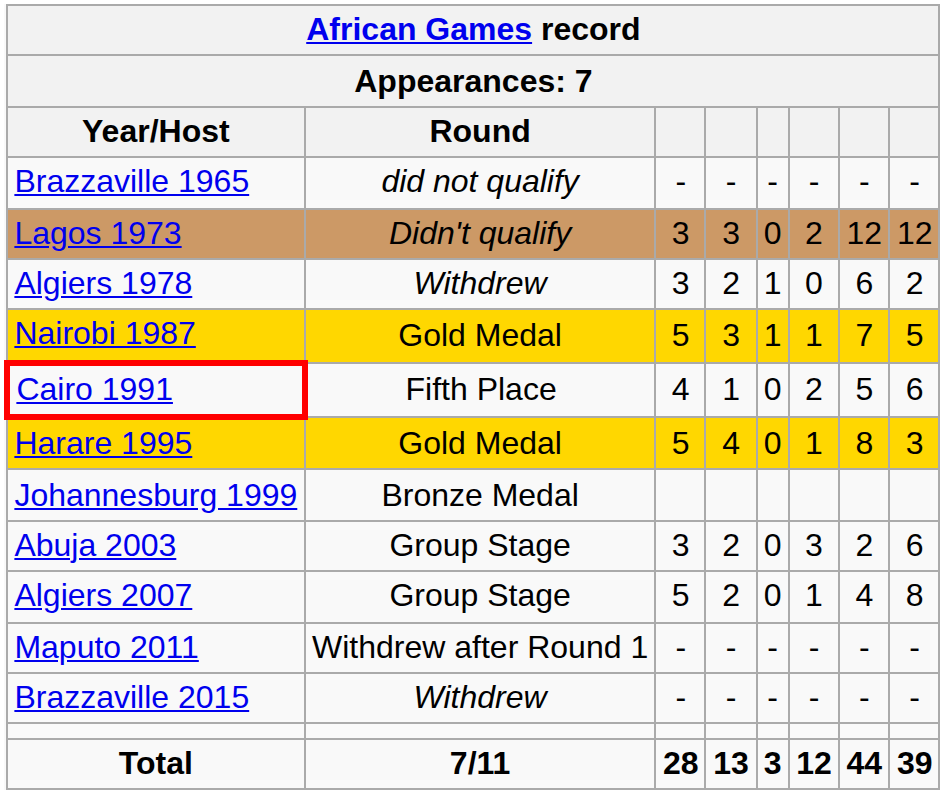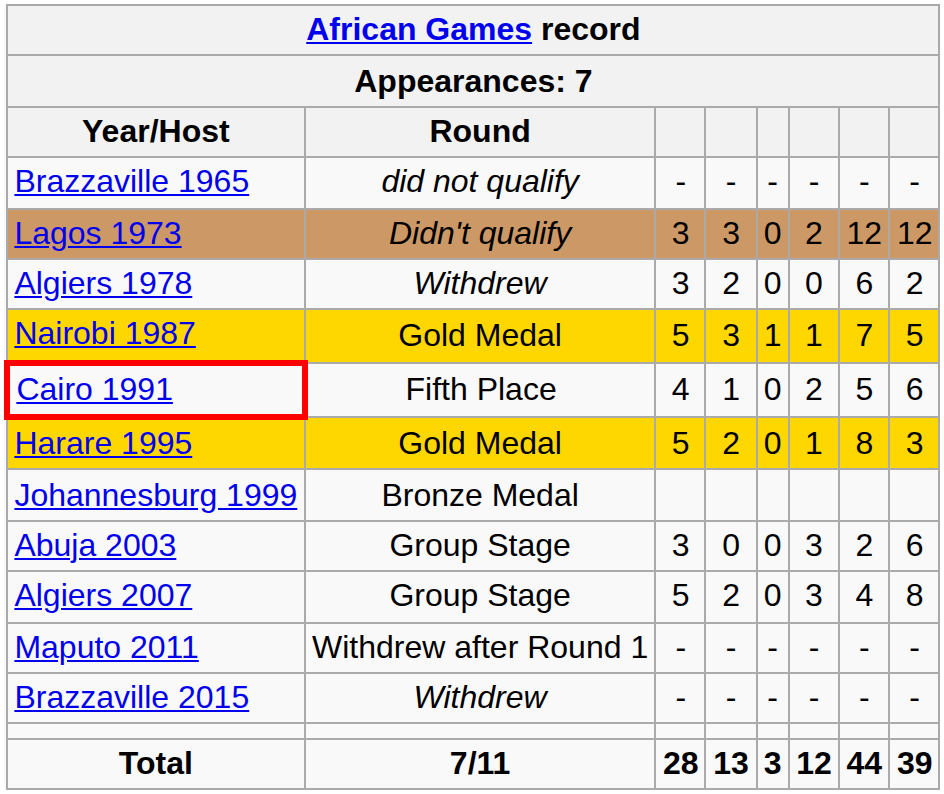(773, 283) 1 -> (773, 283) 0
(731, 442) 4 -> (731, 442) 2
(731, 545) 2 -> (731, 545) 0
(814, 596) 1 -> (814, 596) 3
